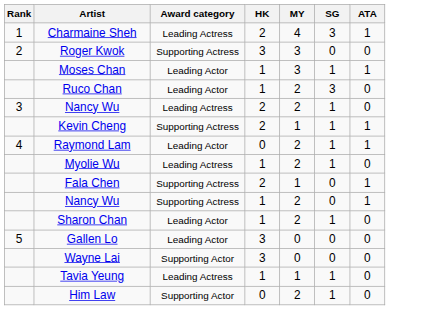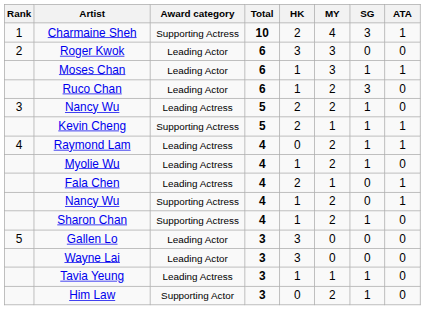+ column: (262, 14)
(198, 33) Leading Actress -> (198, 33) Supporting Actress
(198, 52) Supporting Actress -> (198, 52) Leading Actor
(198, 146) Leading Actor -> (198, 146) Leading Actress
(198, 183) Supporting Actress -> (198, 183) Leading Actress
(198, 221) Leading Actor -> (198, 221) Supporting Actress
(198, 258) Supporting Actor -> (198, 258) Leading Actor
